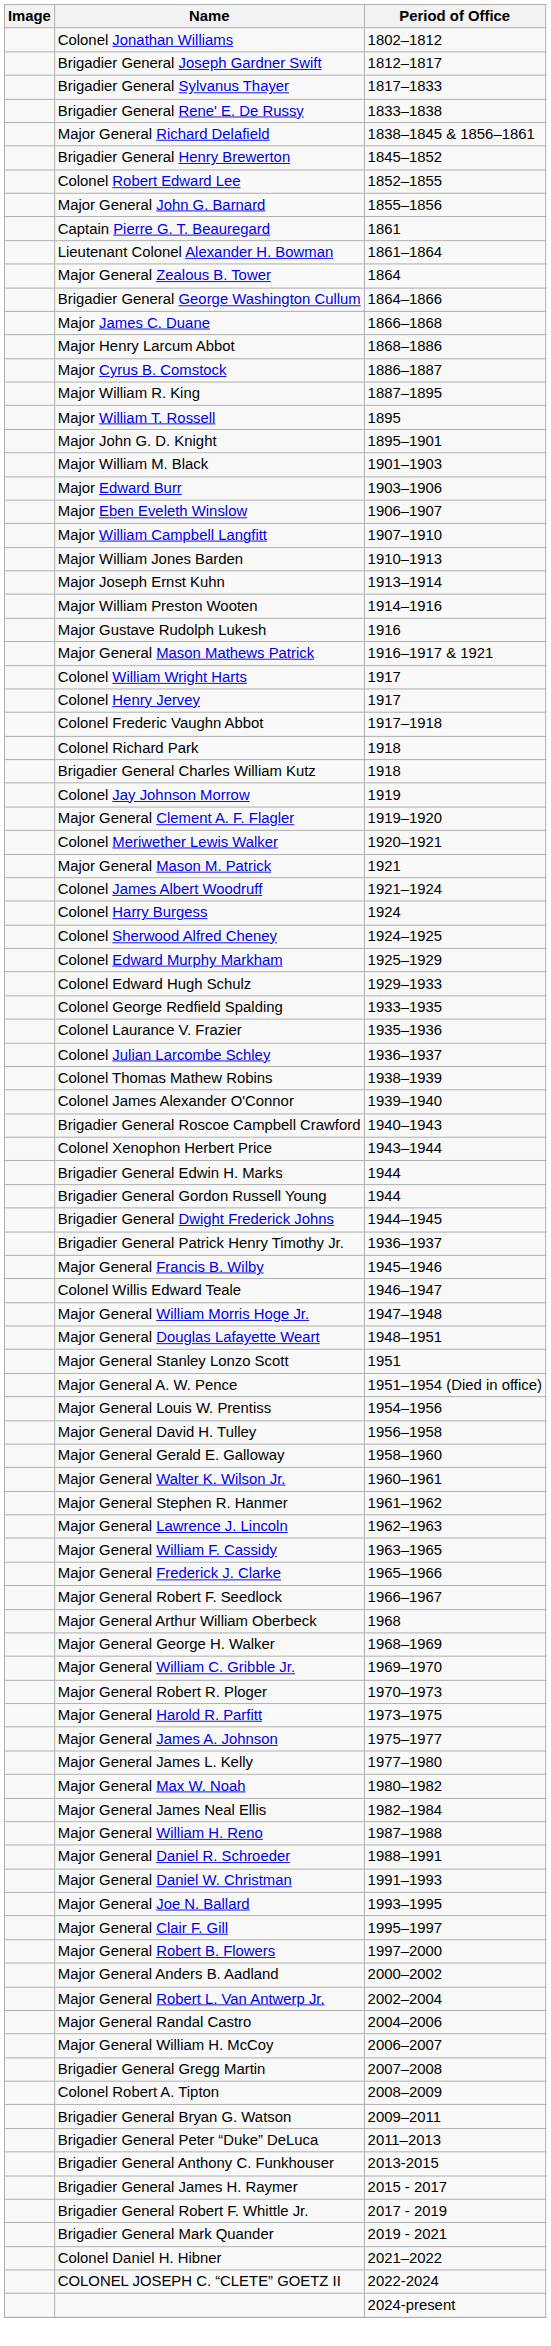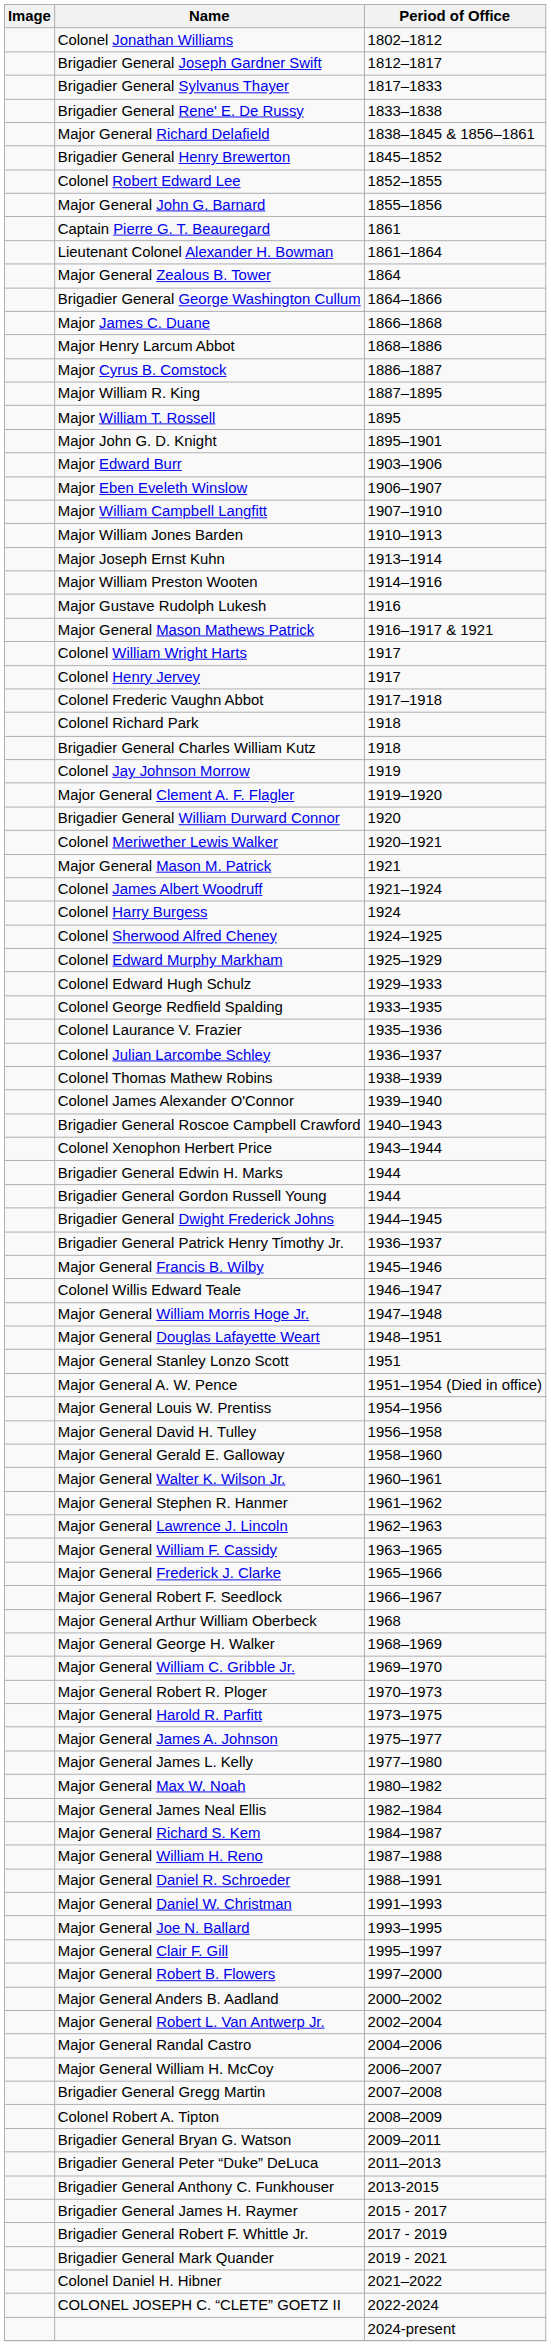- row: (133, 464)
+ row: (199, 818)
+ row: (159, 1833)
